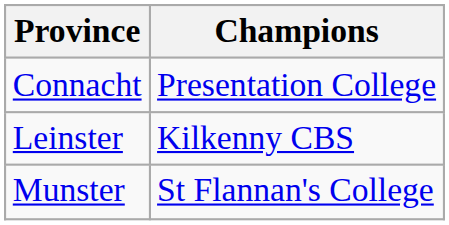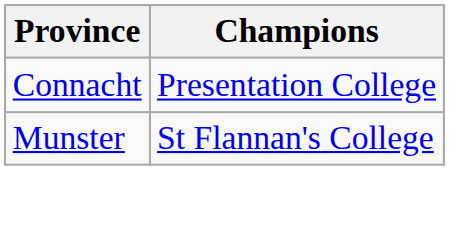- row: (68, 137)
